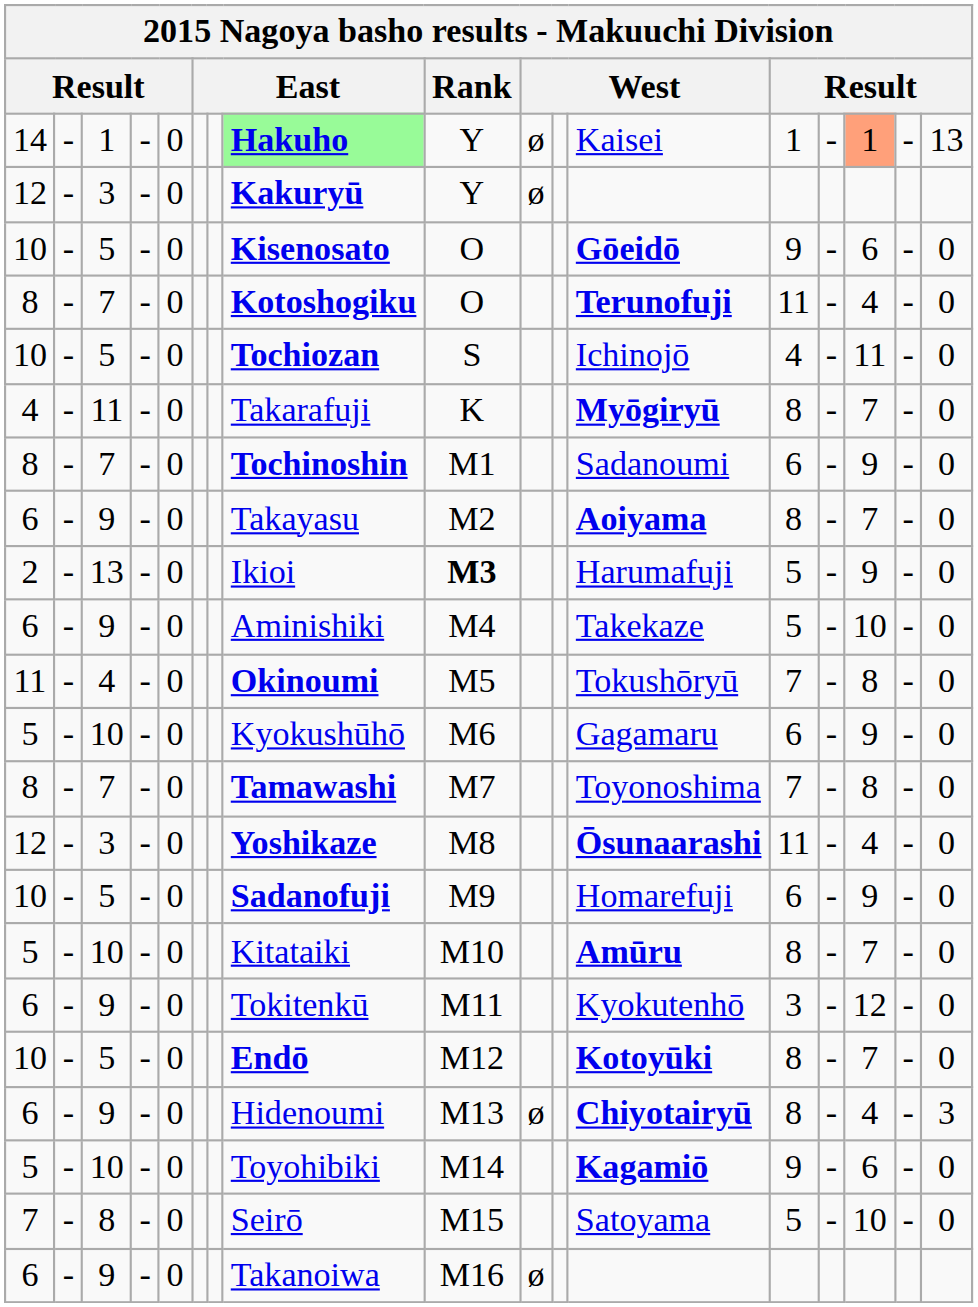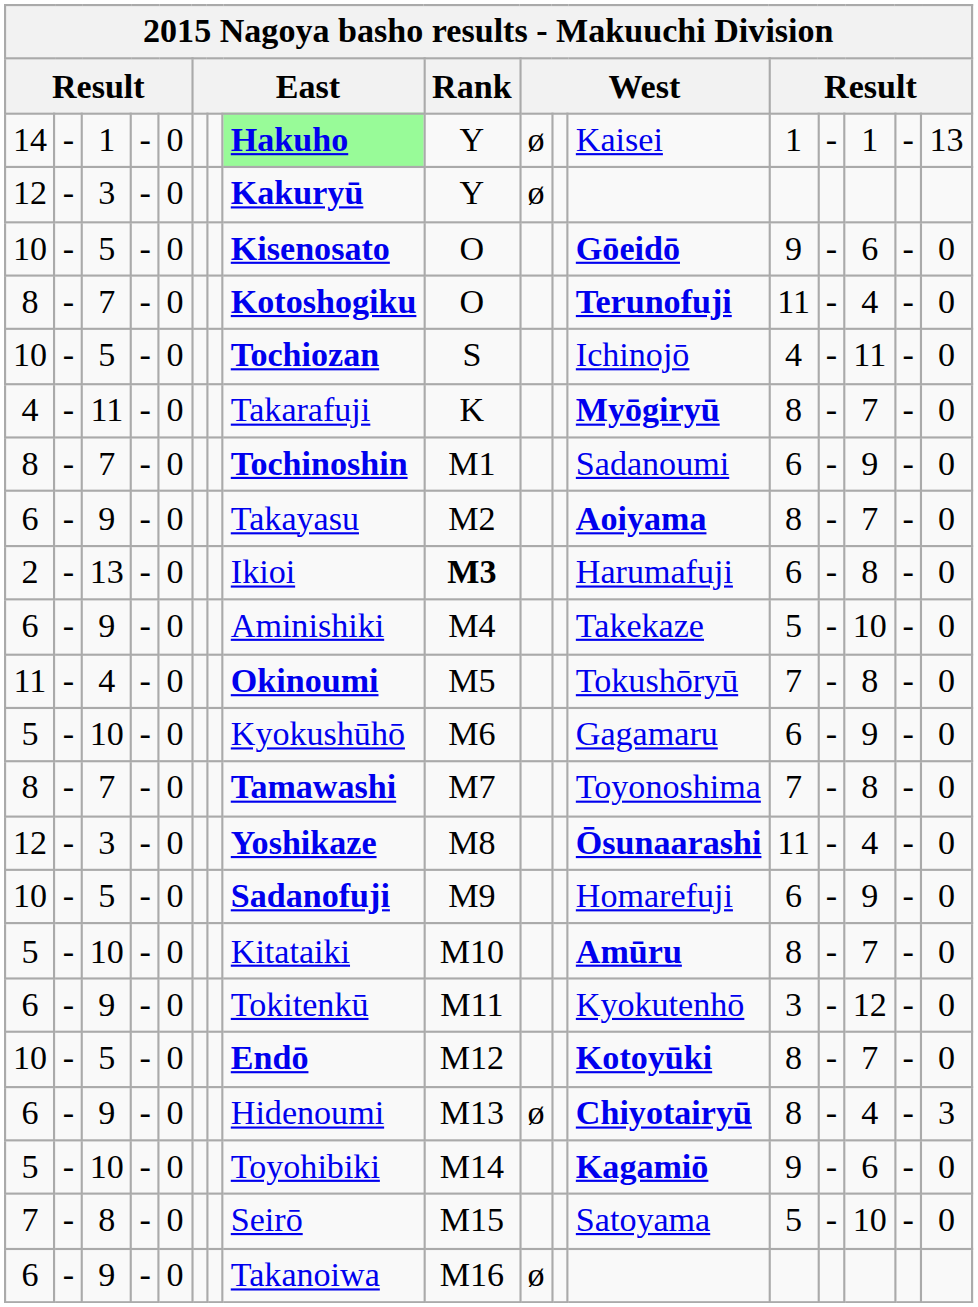(870, 139) lightsalmon background -> (870, 139) no background
(794, 572) 5 -> (794, 572) 6
(870, 572) 9 -> (870, 572) 8
